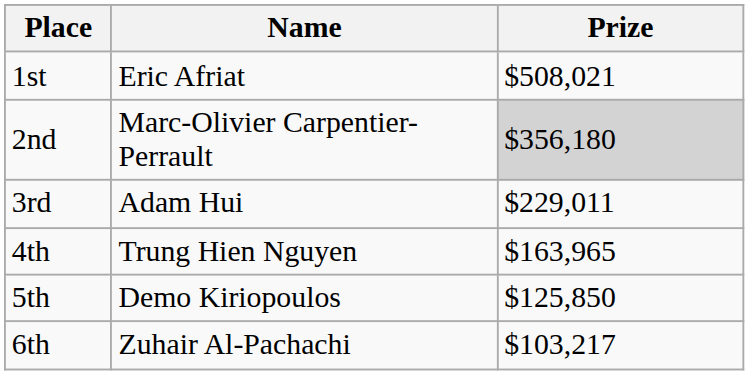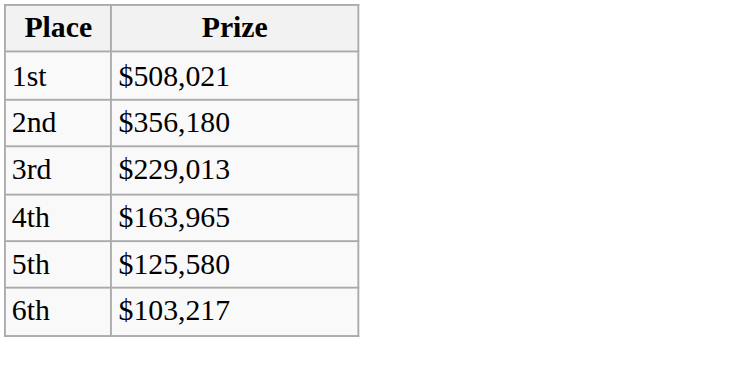- column: (304, 28)
(560, 139) lightgrey background -> (174, 122) no background
(559, 203) $229,011 -> (174, 169) $229,013
(560, 297) $125,850 -> (174, 264) $125,580
